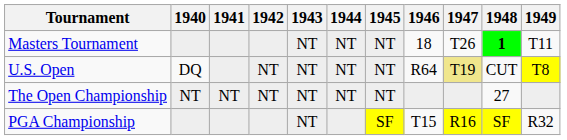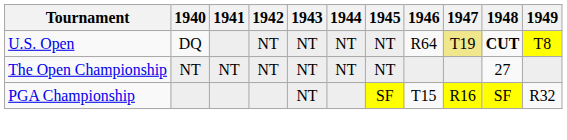- row: (73, 43)
(502, 69) normal -> (503, 43) bold
